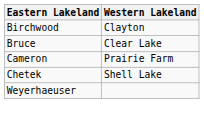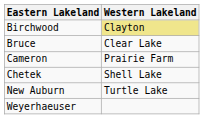(124, 28) no background -> (124, 28) khaki background
+ row: (36, 91)
